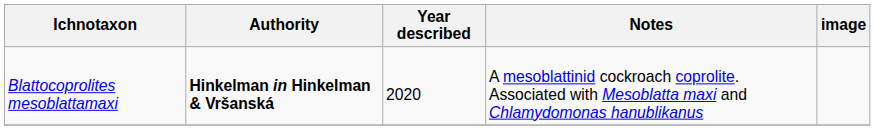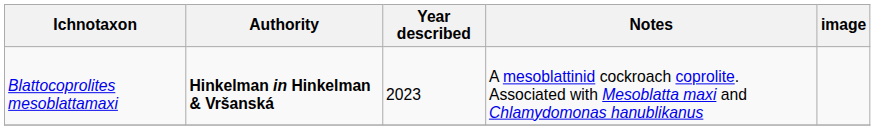(403, 94) 2020 -> (403, 94) 2023
